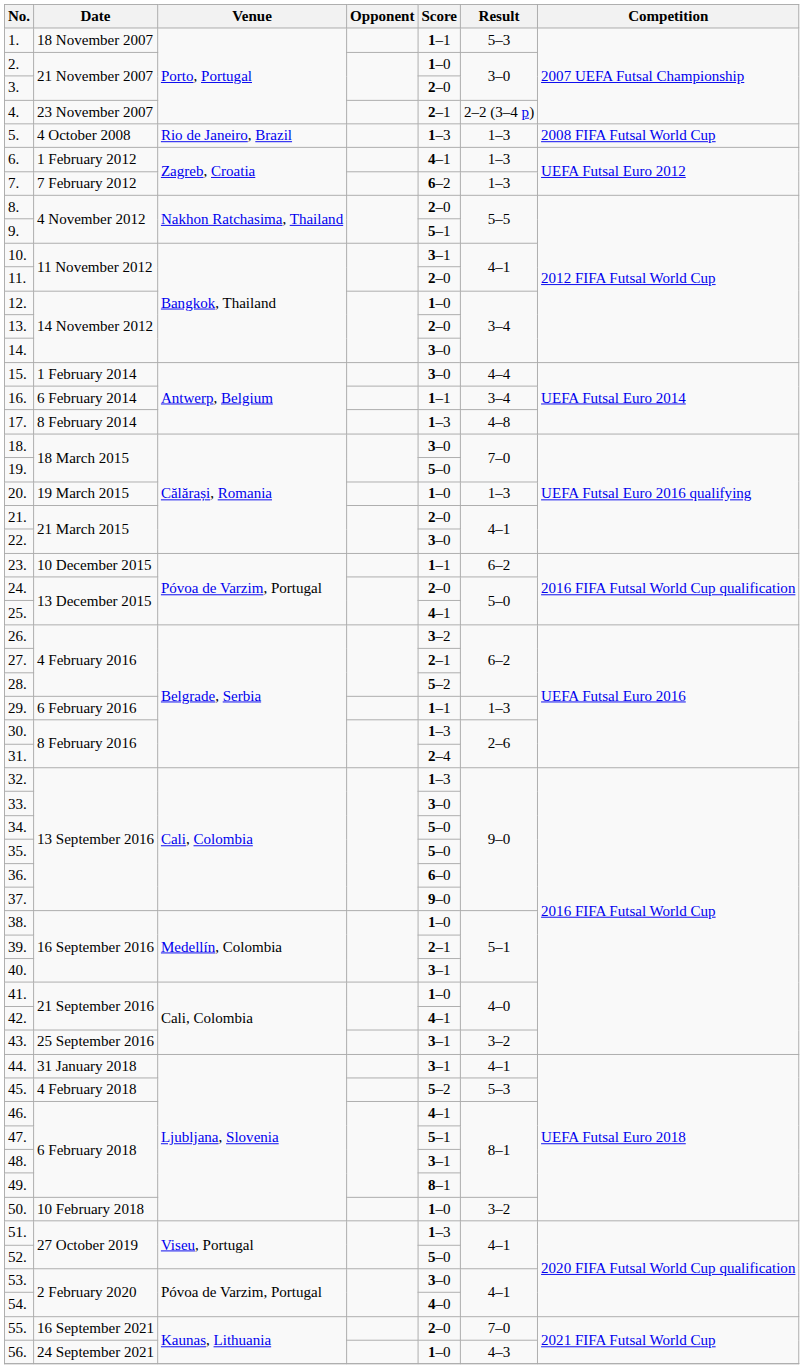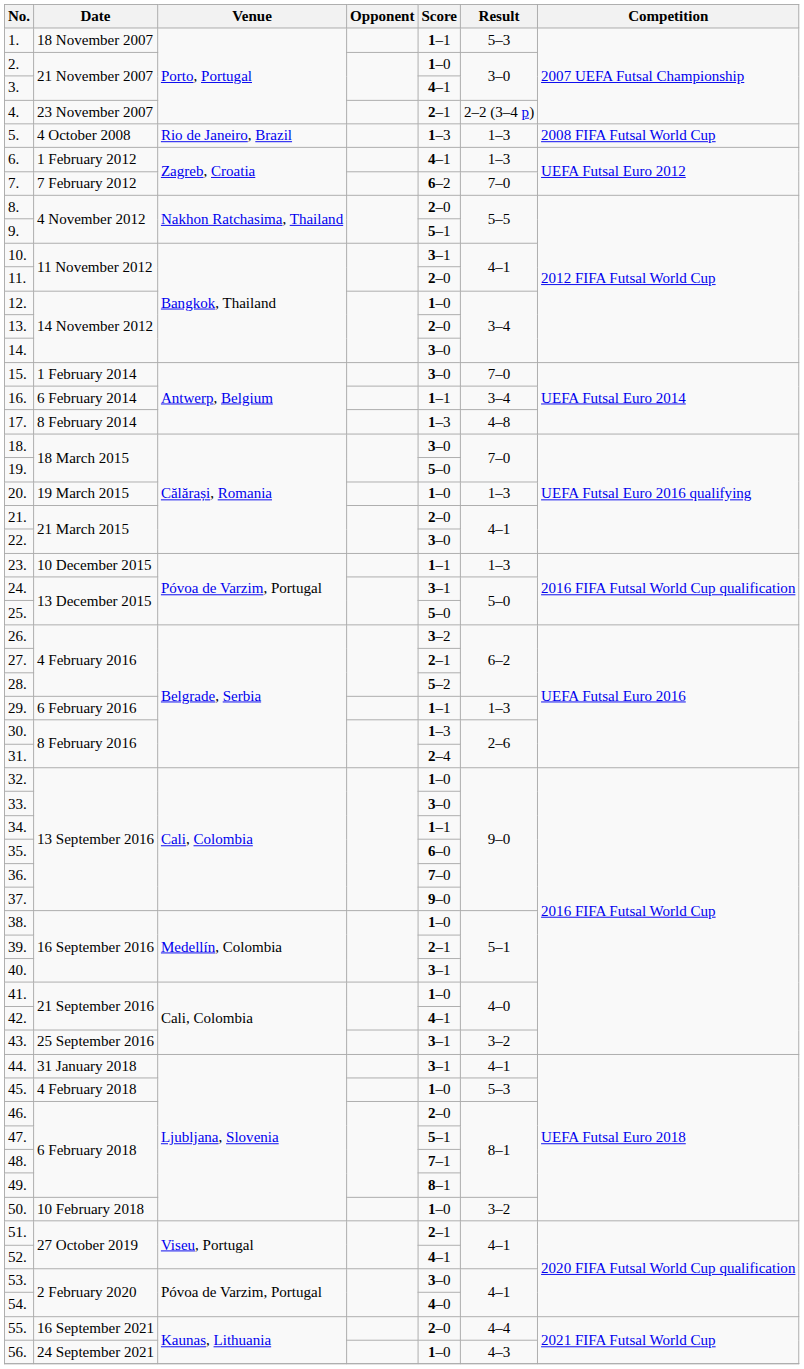(439, 87) 2–0 -> (439, 87) 4–1
(499, 183) 1–3 -> (499, 183) 7–0
(499, 374) 4–4 -> (499, 374) 7–0
(499, 565) 6–2 -> (499, 565) 1–3
(439, 588) 2–0 -> (439, 588) 3–1
(439, 612) 4–1 -> (439, 612) 5–0
(439, 779) 1–3 -> (439, 779) 1–0
(439, 827) 5–0 -> (439, 827) 1–1
(439, 851) 5–0 -> (439, 851) 6–0
(439, 875) 6–0 -> (439, 875) 7–0
(439, 1089) 5–2 -> (439, 1089) 1–0
(439, 1113) 4–1 -> (439, 1113) 2–0
(439, 1161) 3–1 -> (439, 1161) 7–1
(439, 1232) 1–3 -> (439, 1232) 2–1
(439, 1256) 5–0 -> (439, 1256) 4–1
(499, 1328) 7–0 -> (499, 1328) 4–4
